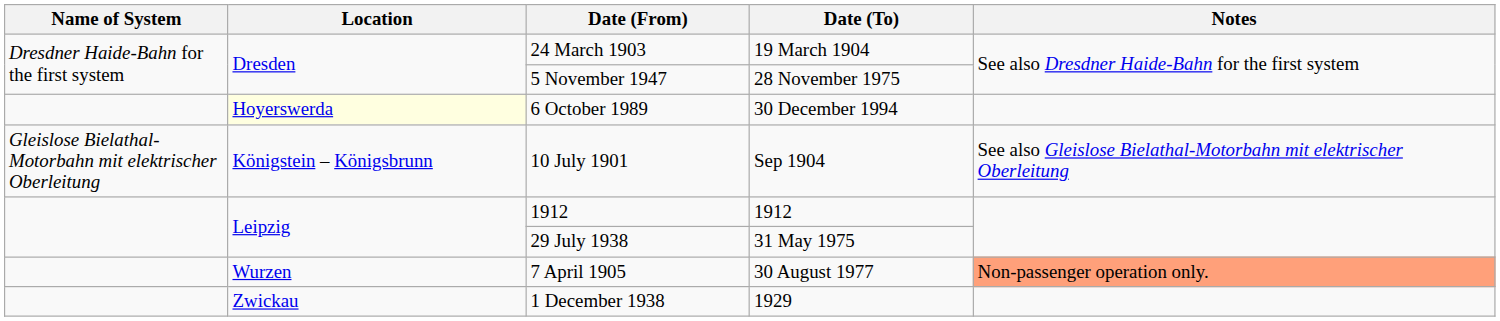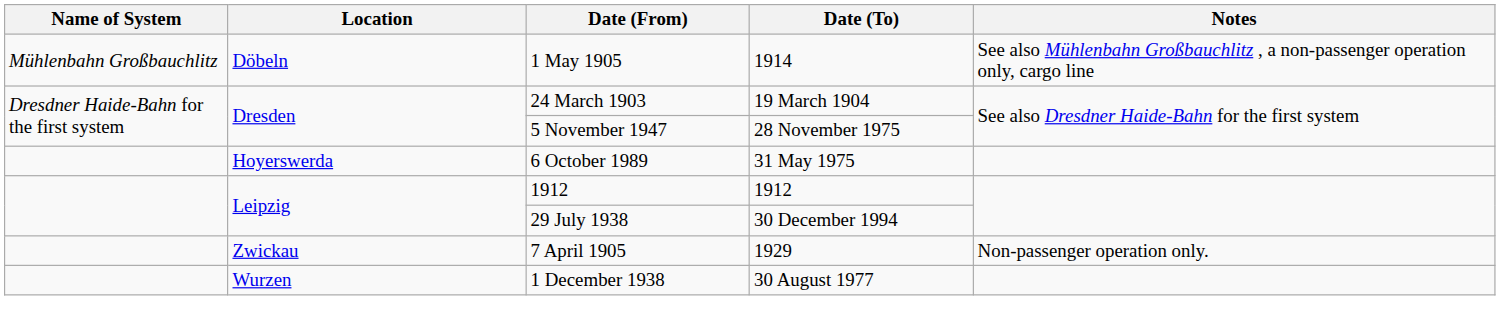+ row: (576, 60)
(283, 109) lightyellow background -> (283, 160) no background
(826, 109) 30 December 1994 -> (804, 160) 31 May 1975
- row: (579, 160)
(804, 241) 31 May 1975 -> (826, 220) 30 December 1994
(262, 271) Wurzen -> (266, 250) Zwickau
(814, 271) 30 August 1977 -> (773, 250) 1929
(1093, 271) lightsalmon background -> (1093, 250) no background
(266, 301) Zwickau -> (262, 280) Wurzen
(773, 301) 1929 -> (814, 280) 30 August 1977
